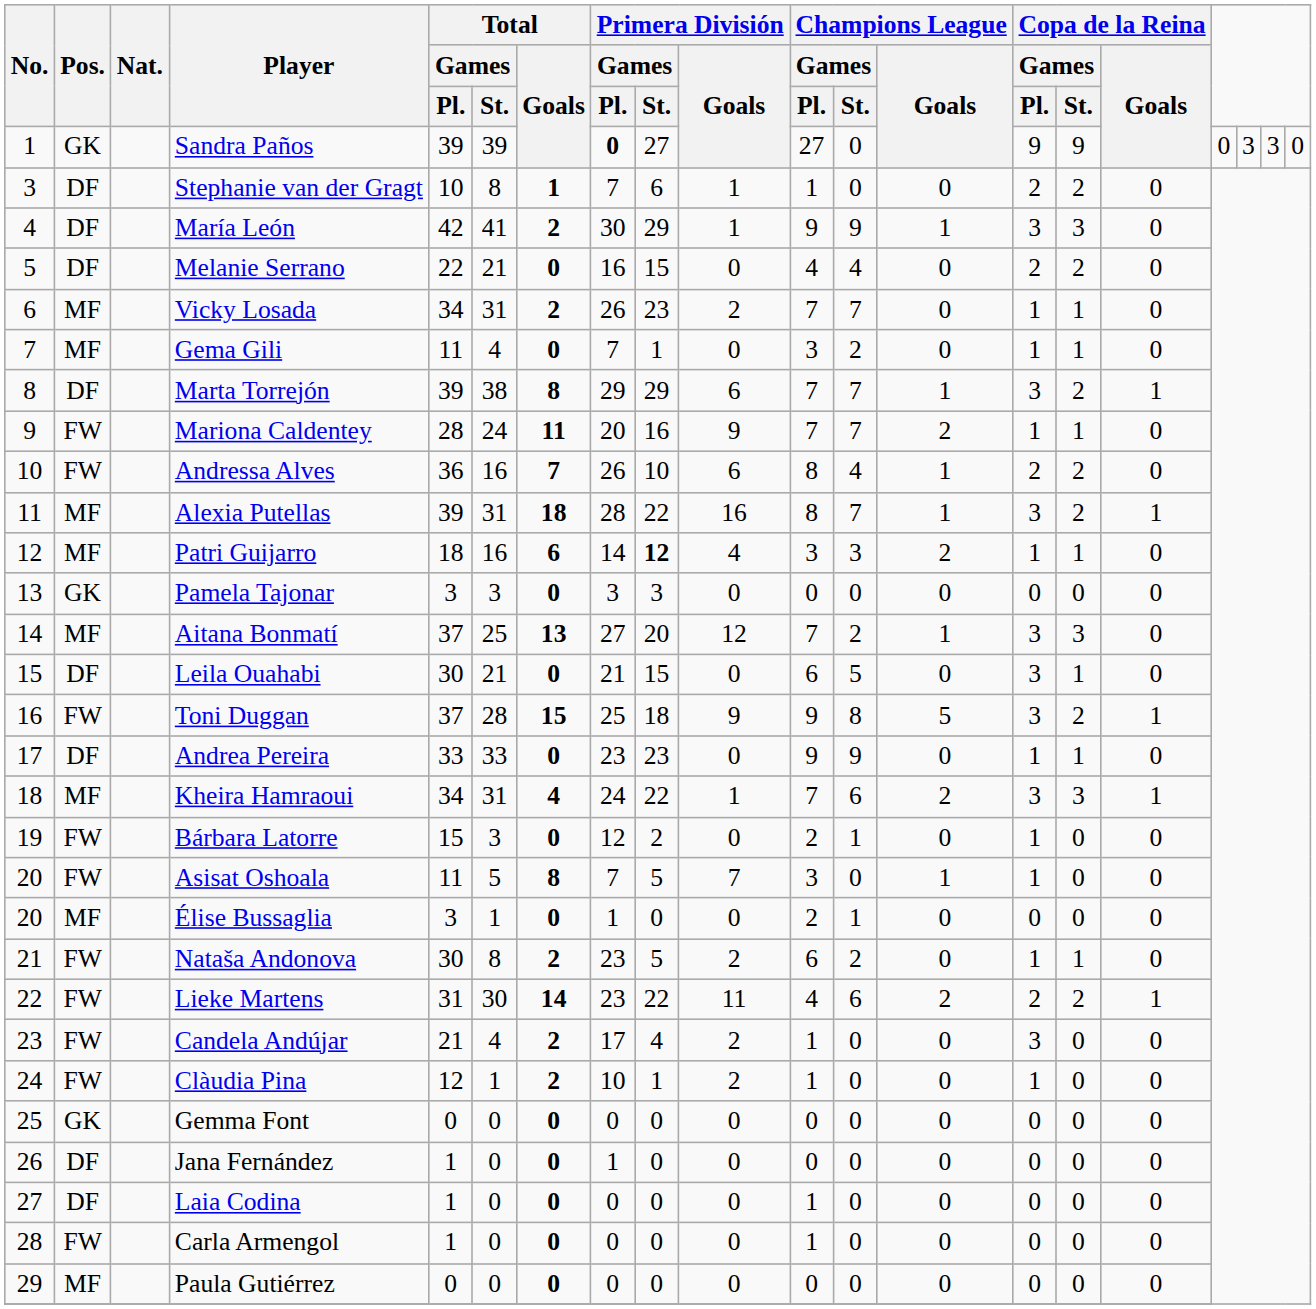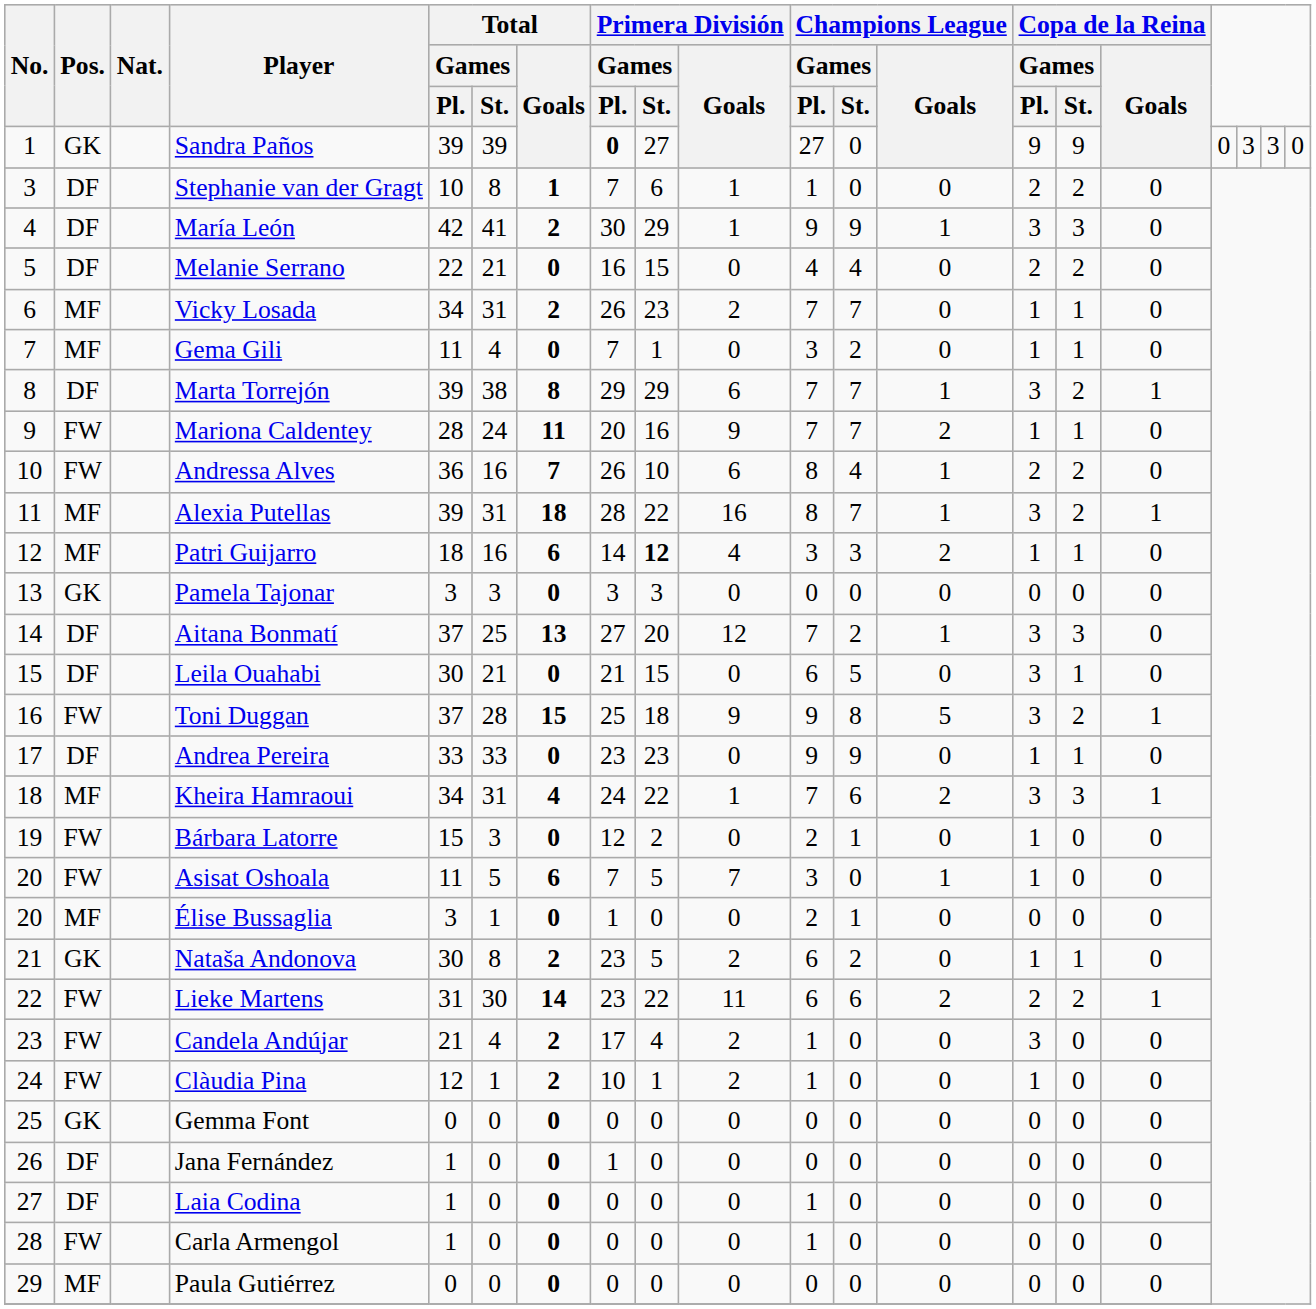(83, 633) MF -> (83, 633) DF
(554, 877) 8 -> (554, 877) 6
(83, 958) FW -> (83, 958) GK
(812, 999) 4 -> (812, 999) 6
